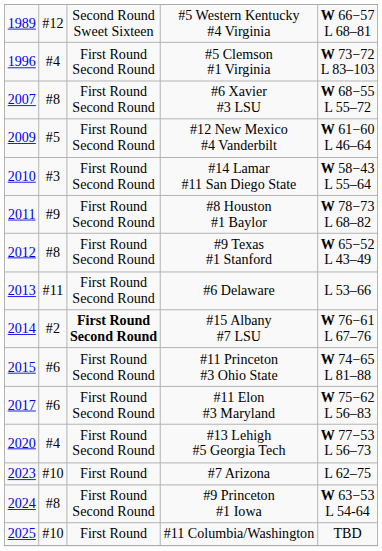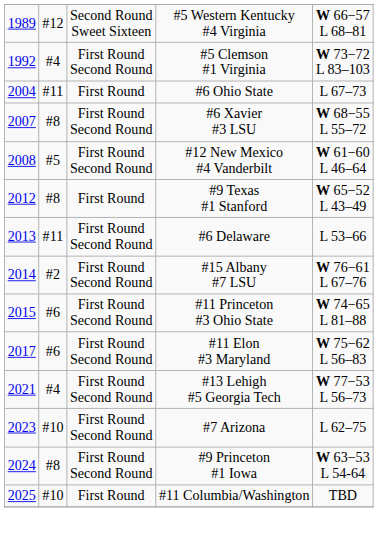(22, 61) 1996 -> (22, 61) 1992
+ row: (234, 92)
(22, 138) 2009 -> (22, 160) 2008
- row: (239, 176)
- row: (239, 214)
(114, 252) First Round Second Round -> (111, 198) First Round
(114, 328) bold -> (111, 274) normal
(22, 443) 2020 -> (22, 389) 2021
(114, 473) First Round -> (111, 427) First Round Second Round
